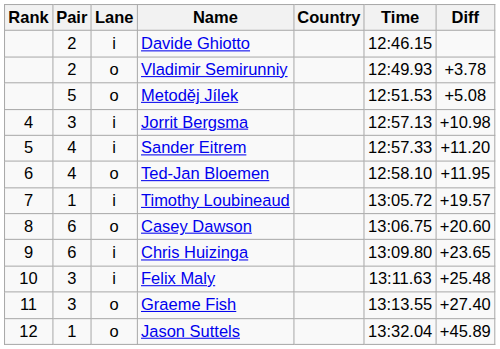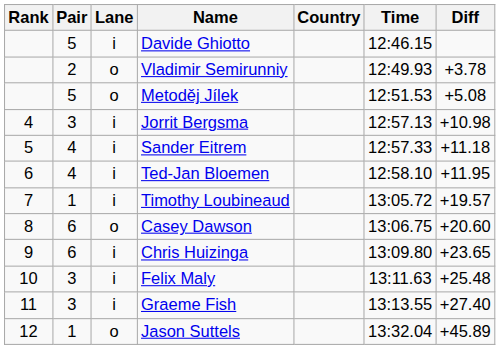(72, 43) 2 -> (72, 43) 5
(465, 148) +11.20 -> (465, 148) +11.18
(114, 174) o -> (114, 174) i
(114, 305) o -> (114, 305) i
